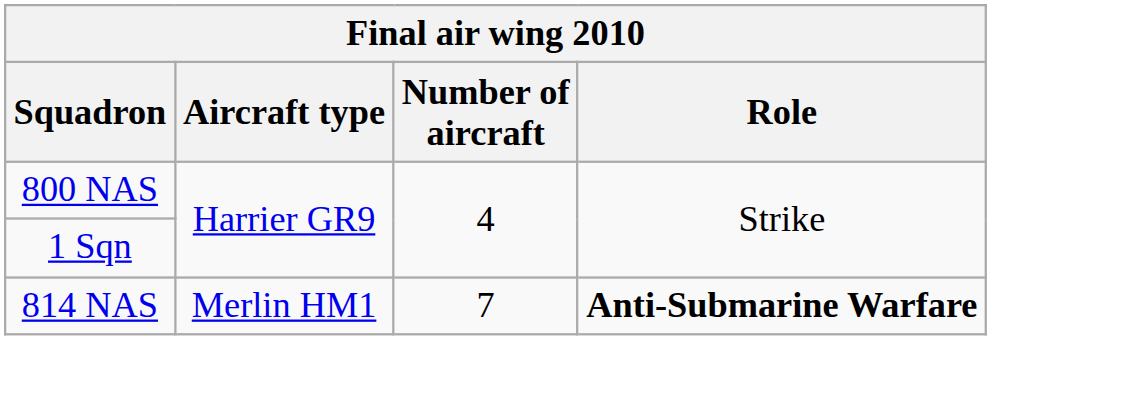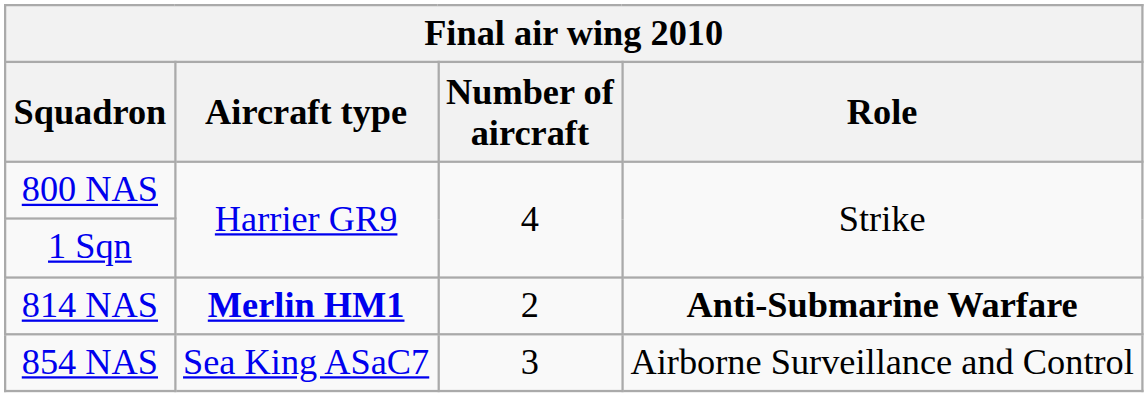(284, 304) normal -> (306, 304) bold
(486, 304) 7 -> (530, 304) 2
+ row: (90, 362)
